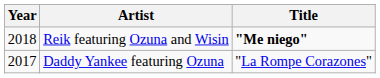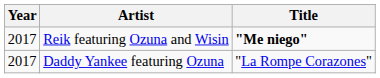(22, 38) 2018 -> (22, 38) 2017
